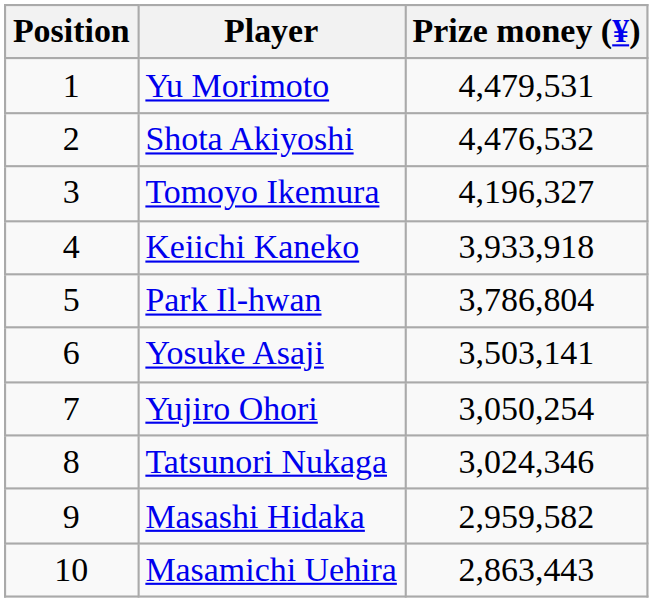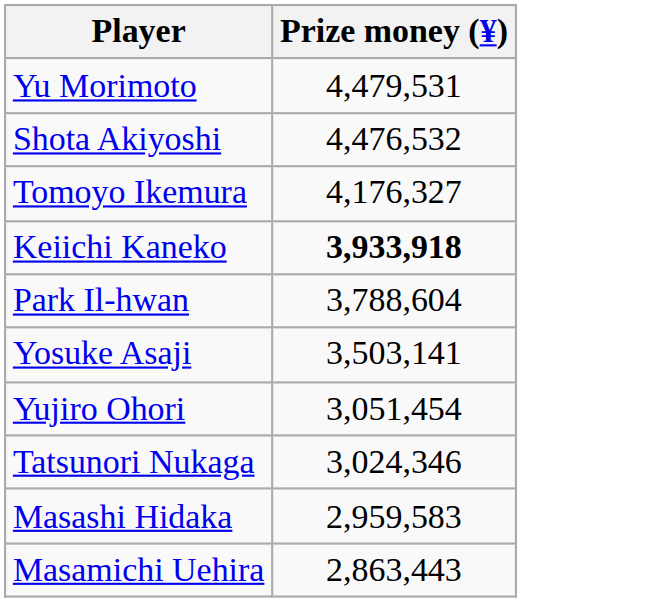- column: (71, 31)
(526, 192) 4,196,327 -> (394, 192) 4,176,327
(526, 246) normal -> (394, 246) bold
(526, 300) 3,786,804 -> (394, 300) 3,788,604
(526, 407) 3,050,254 -> (394, 407) 3,051,454
(526, 515) 2,959,582 -> (394, 515) 2,959,583
